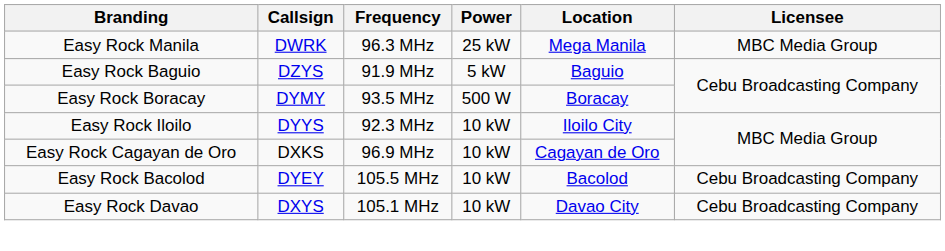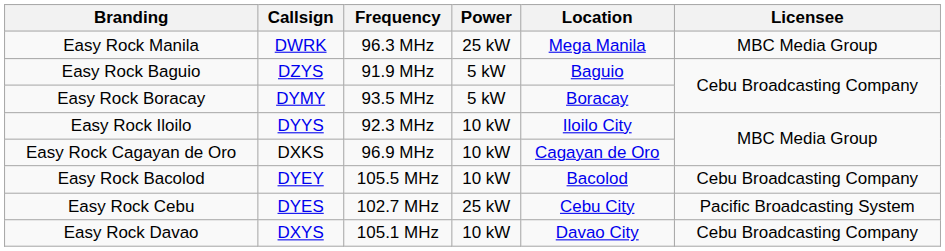(486, 98) 500 W -> (486, 98) 5 kW
+ row: (131, 206)
